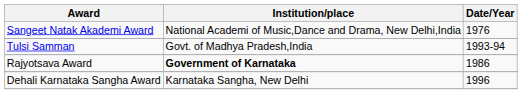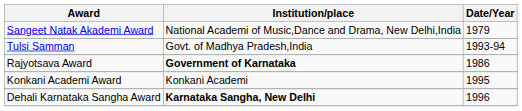(478, 30) 1976 -> (478, 30) 1979
+ row: (64, 81)
(237, 81) normal -> (240, 97) bold
